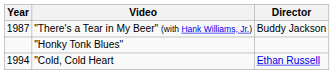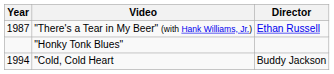(291, 28) Buddy Jackson -> (288, 28) Ethan Russell
(288, 61) Ethan Russell -> (291, 61) Buddy Jackson
